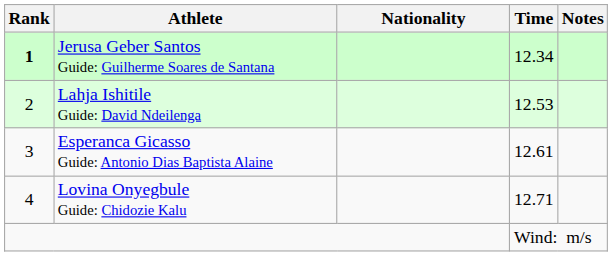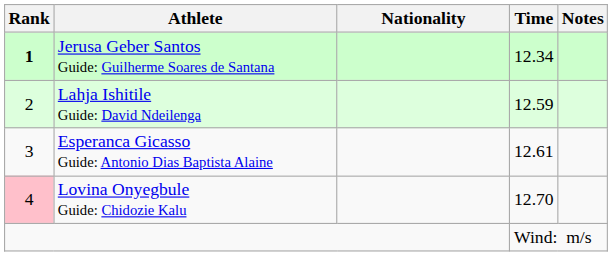(534, 103) 12.53 -> (534, 103) 12.59
(29, 199) no background -> (29, 199) pink background
(534, 199) 12.71 -> (534, 199) 12.70
